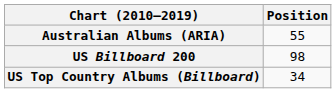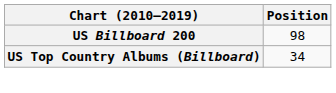- row: (134, 36)
